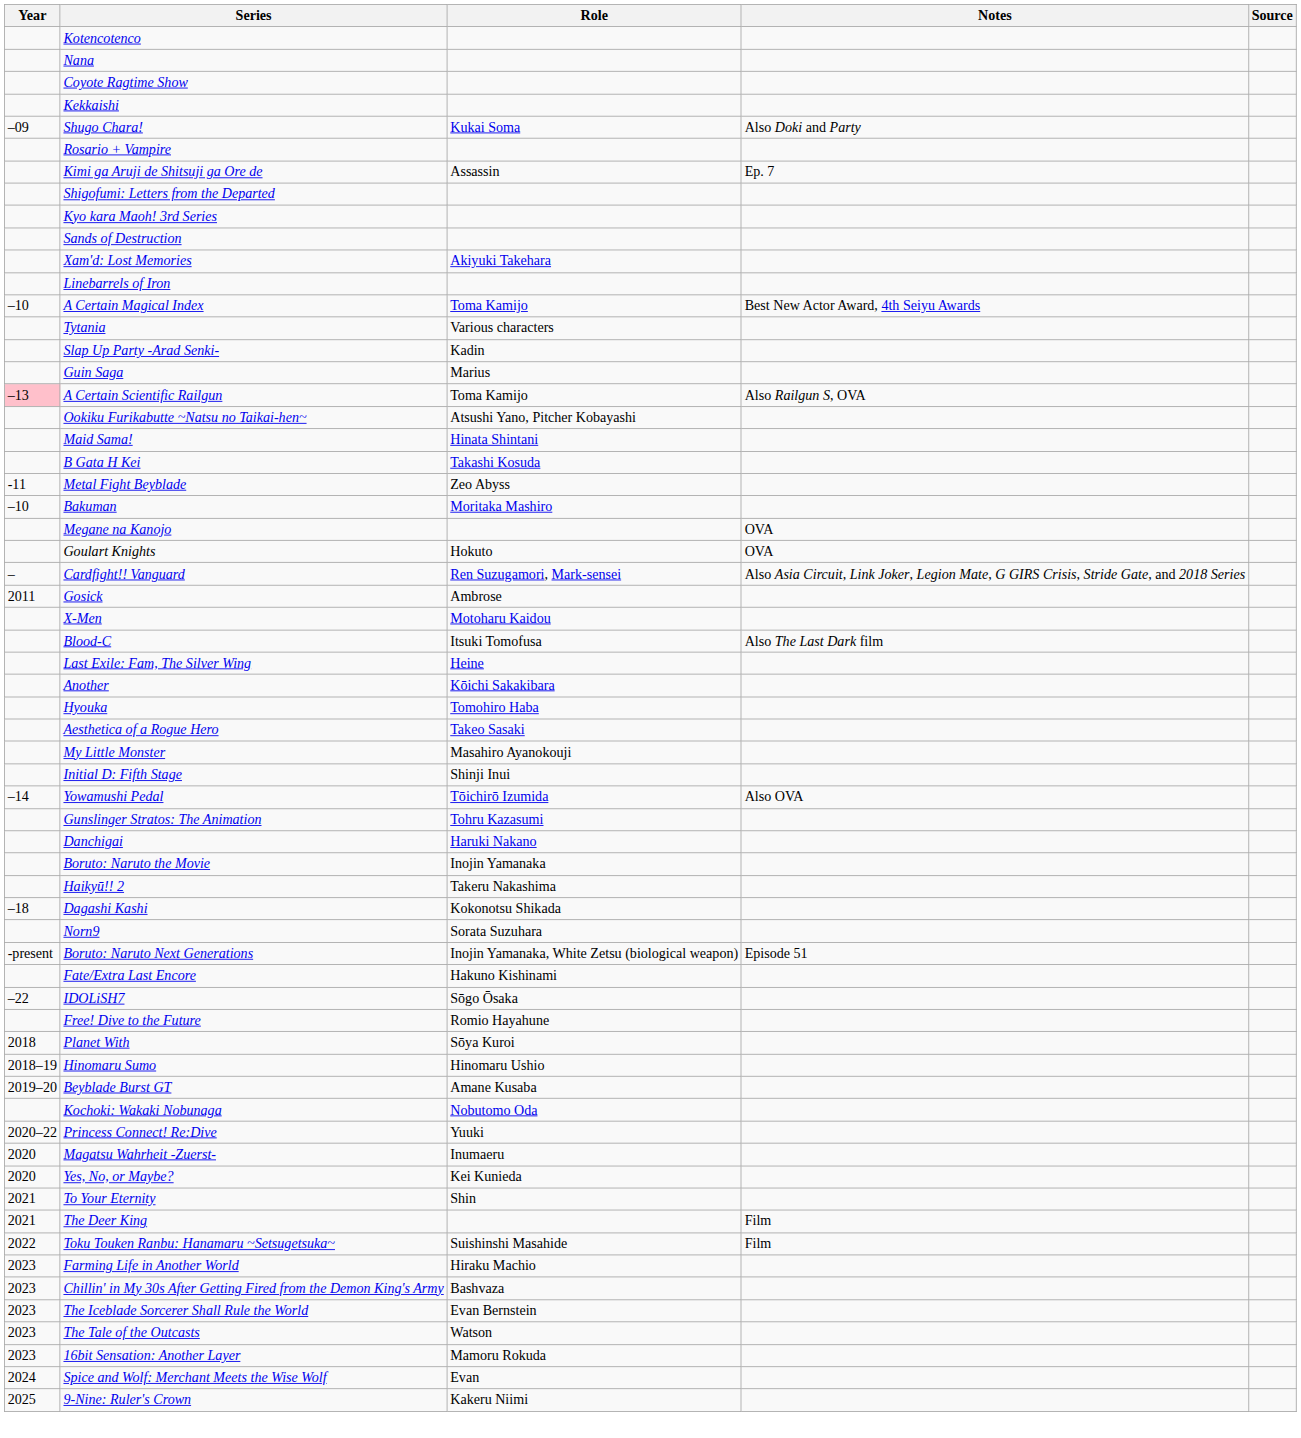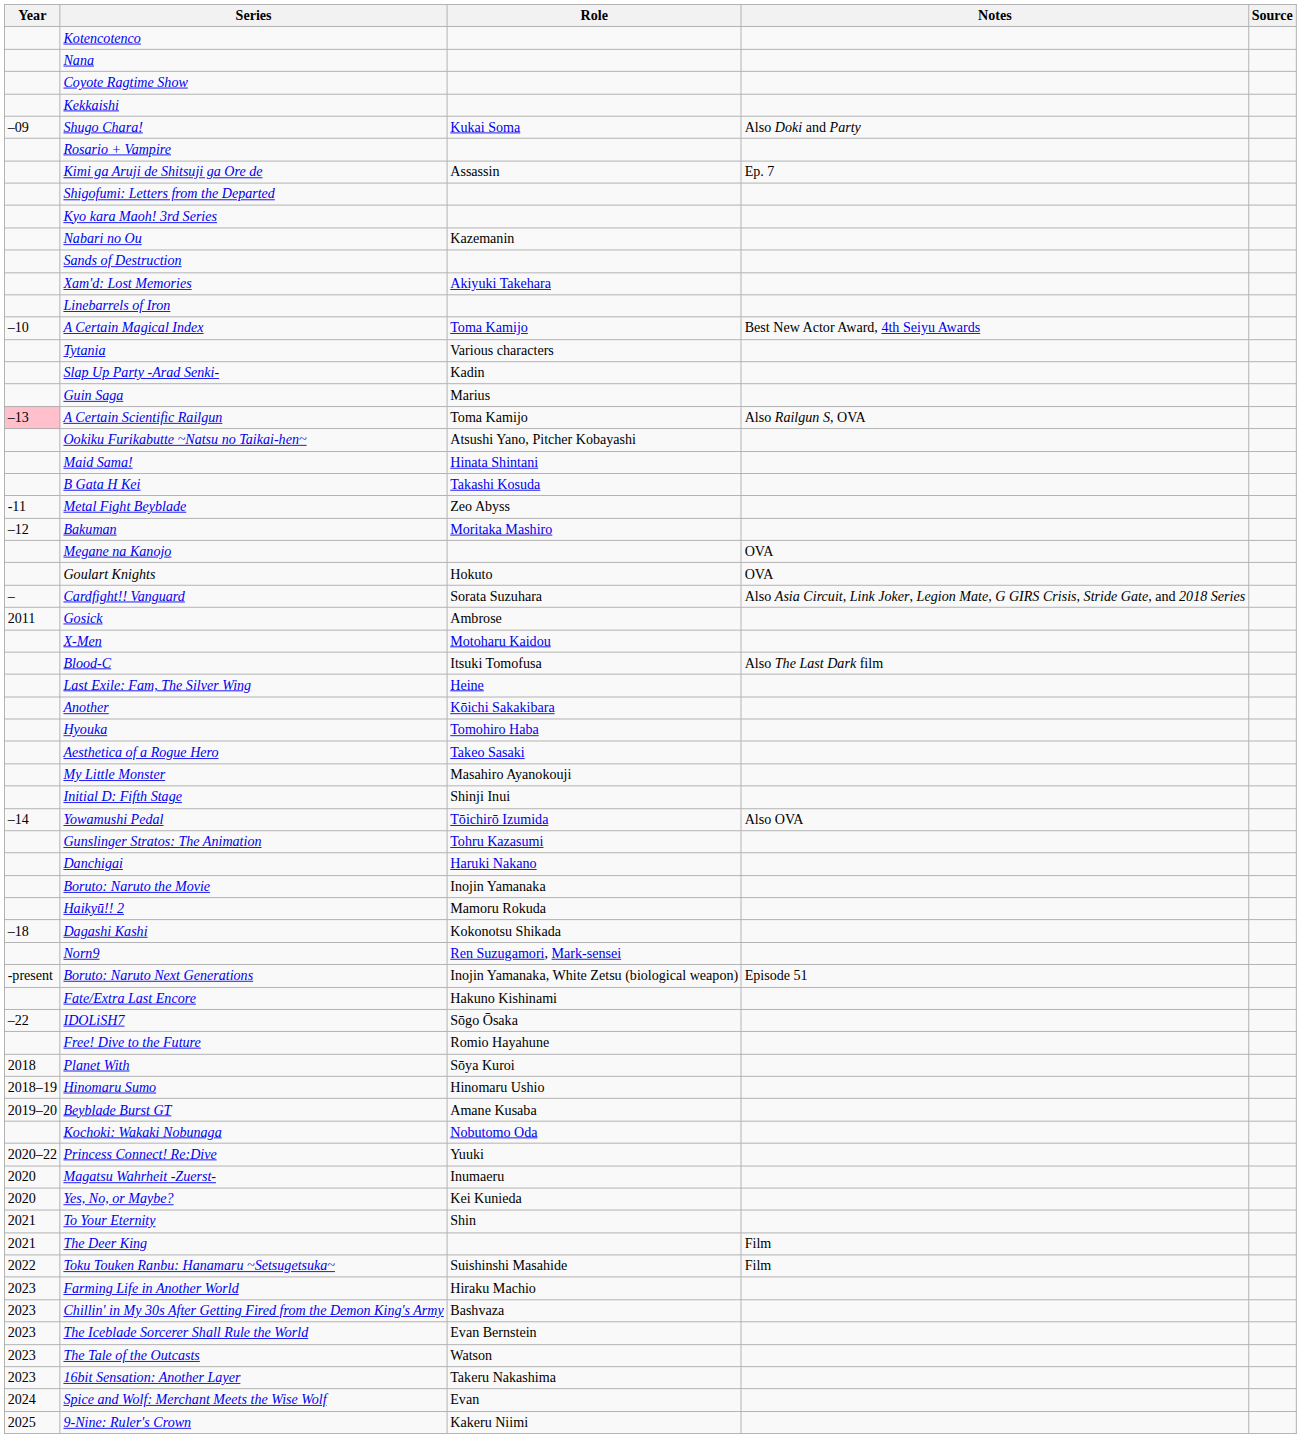+ row: (103, 238)
(18, 506) –10 -> (18, 529) –12
(536, 573) Ren Suzugamori, Mark-sensei -> (496, 596) Sorata Suzuhara
(503, 886) Takeru Nakashima -> (498, 908) Mamoru Rokuda
(496, 931) Sorata Suzuhara -> (536, 953) Ren Suzugamori, Mark-sensei
(498, 1355) Mamoru Rokuda -> (503, 1377) Takeru Nakashima
